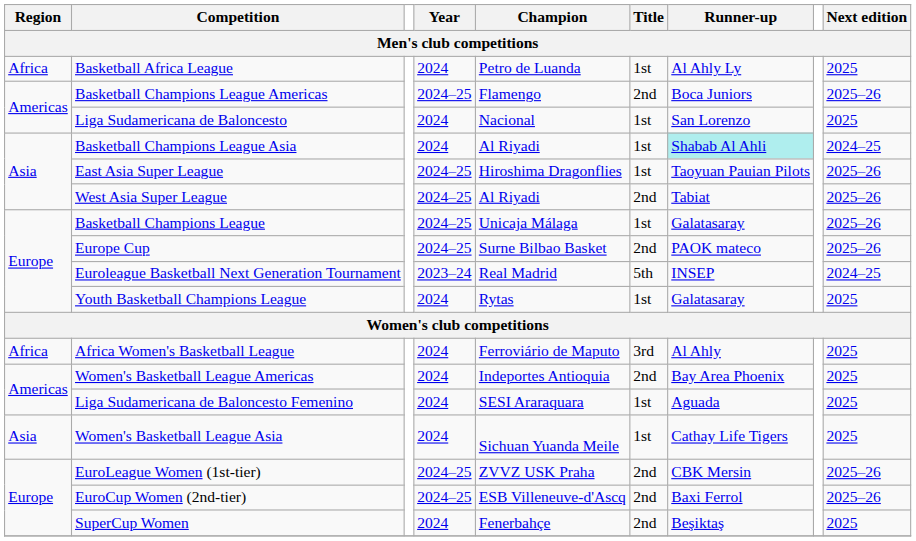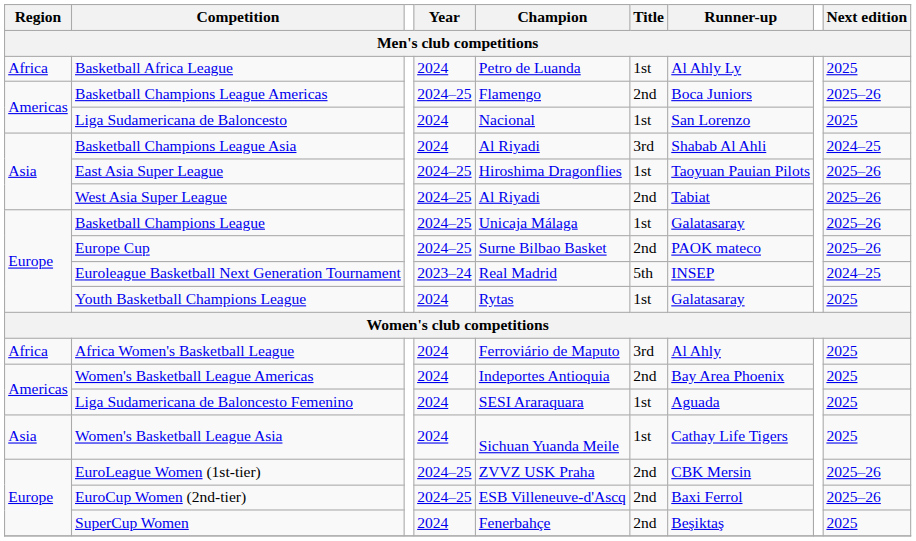(642, 145) 1st -> (644, 145) 3rd
(719, 145) paleturquoise background -> (719, 145) no background
